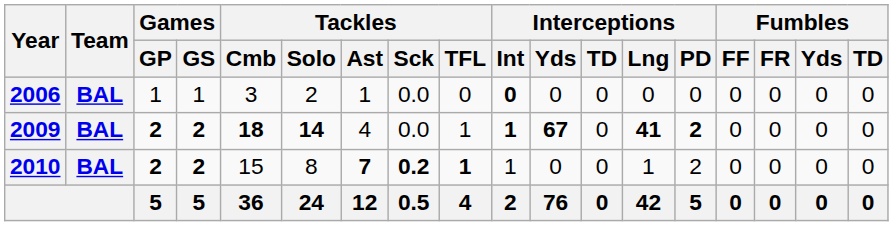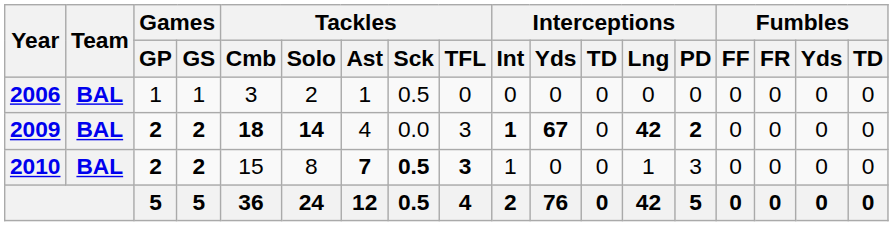(414, 94) 0.0 -> (414, 94) 0.5
(510, 94) bold -> (510, 94) normal
(465, 130) 1 -> (465, 130) 3
(648, 130) 41 -> (648, 130) 42
(414, 166) 0.2 -> (414, 166) 0.5
(465, 166) 1 -> (465, 166) 3
(696, 166) 2 -> (696, 166) 3
